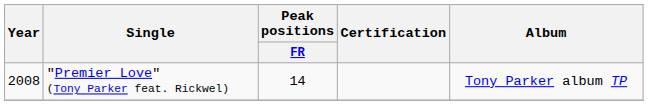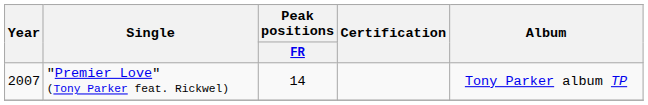(24, 81) 2008 -> (24, 81) 2007
